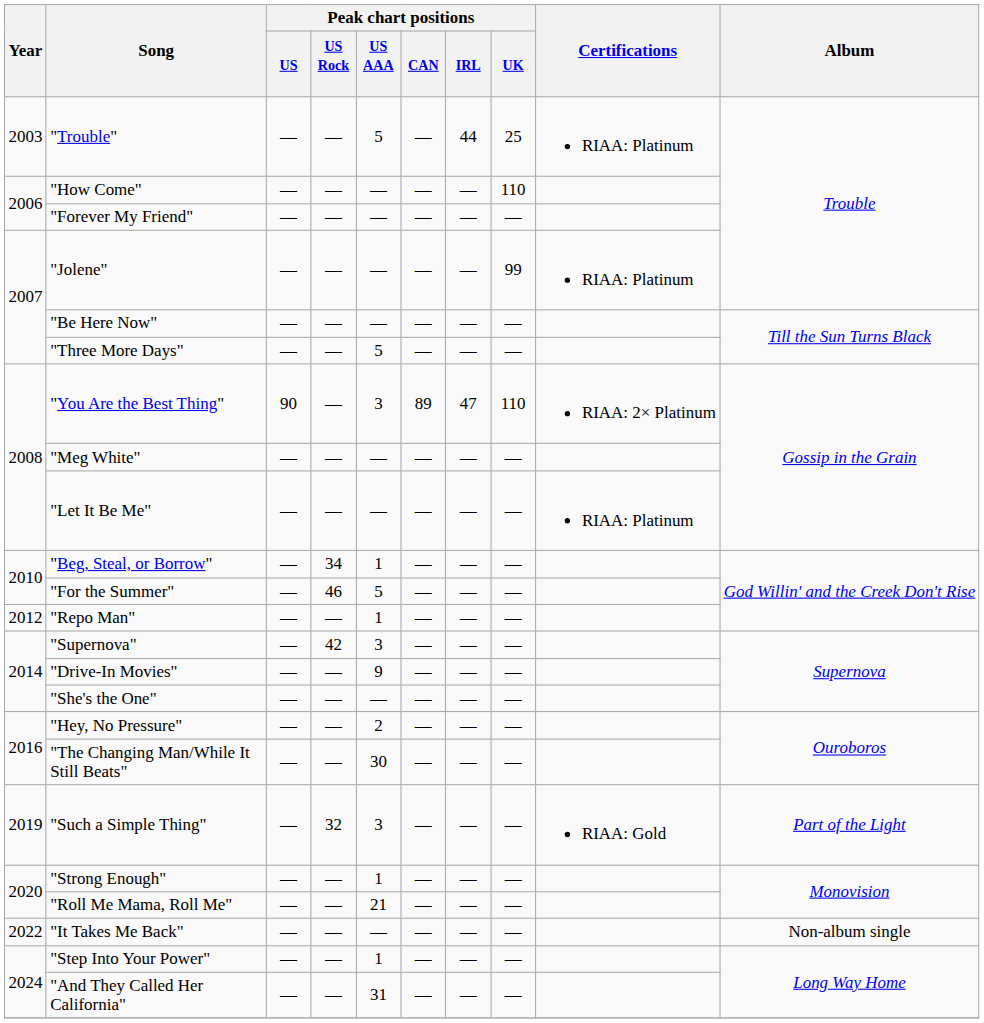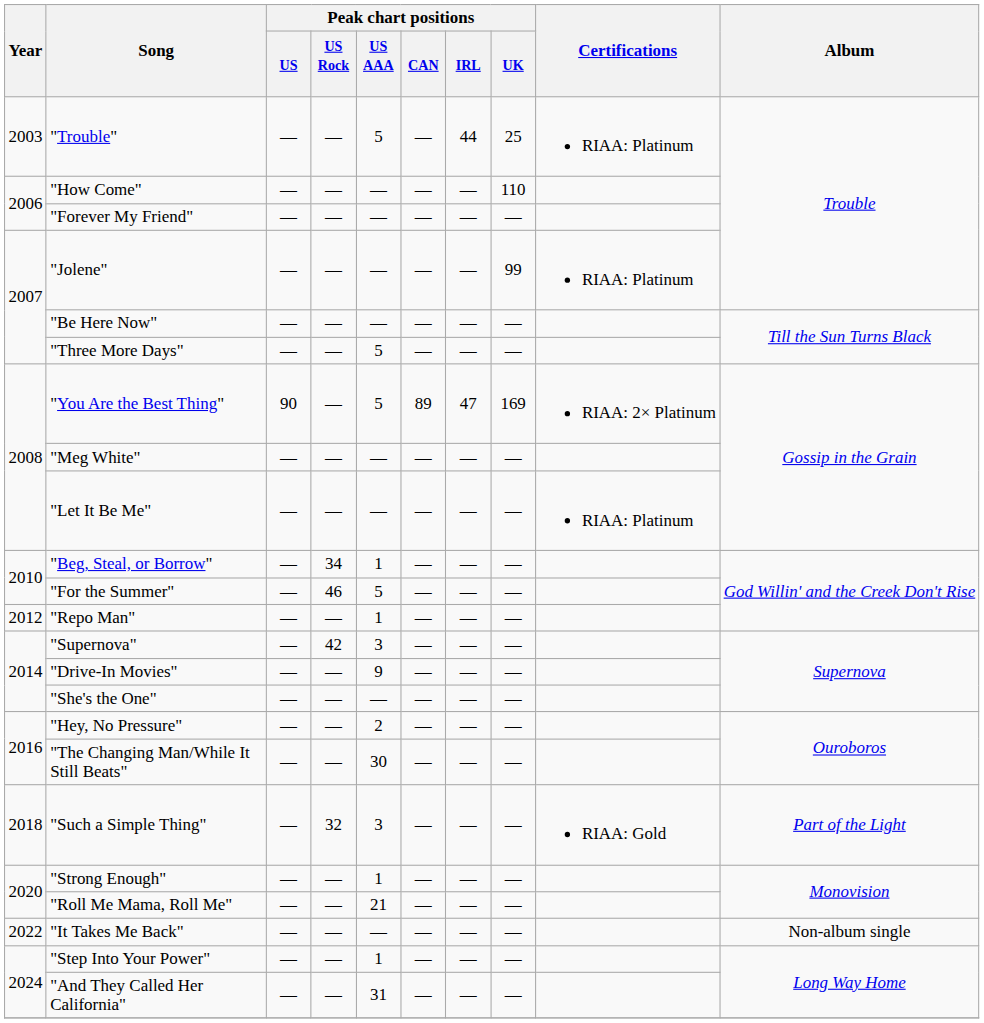(378, 403) 3 -> (378, 403) 5
(513, 403) 110 -> (513, 403) 169
(25, 824) 2019 -> (25, 824) 2018
